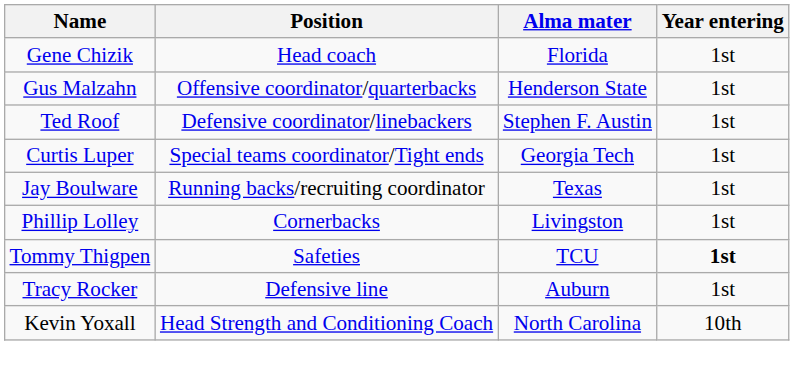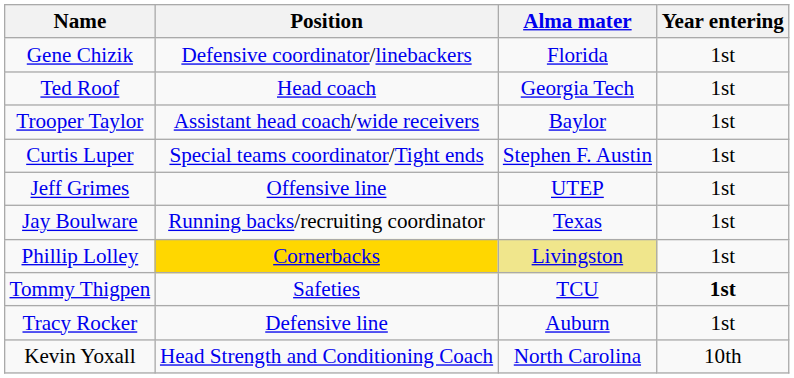(327, 54) Head coach -> (327, 54) Defensive coordinator/linebackers
- row: (80, 88)
(327, 121) Defensive coordinator/linebackers -> (327, 88) Head coach
(577, 121) Stephen F. Austin -> (577, 88) Georgia Tech
+ row: (80, 121)
(577, 155) Georgia Tech -> (577, 155) Stephen F. Austin
+ row: (80, 188)
(327, 222) no background -> (327, 255) gold background
(577, 222) no background -> (577, 255) khaki background
